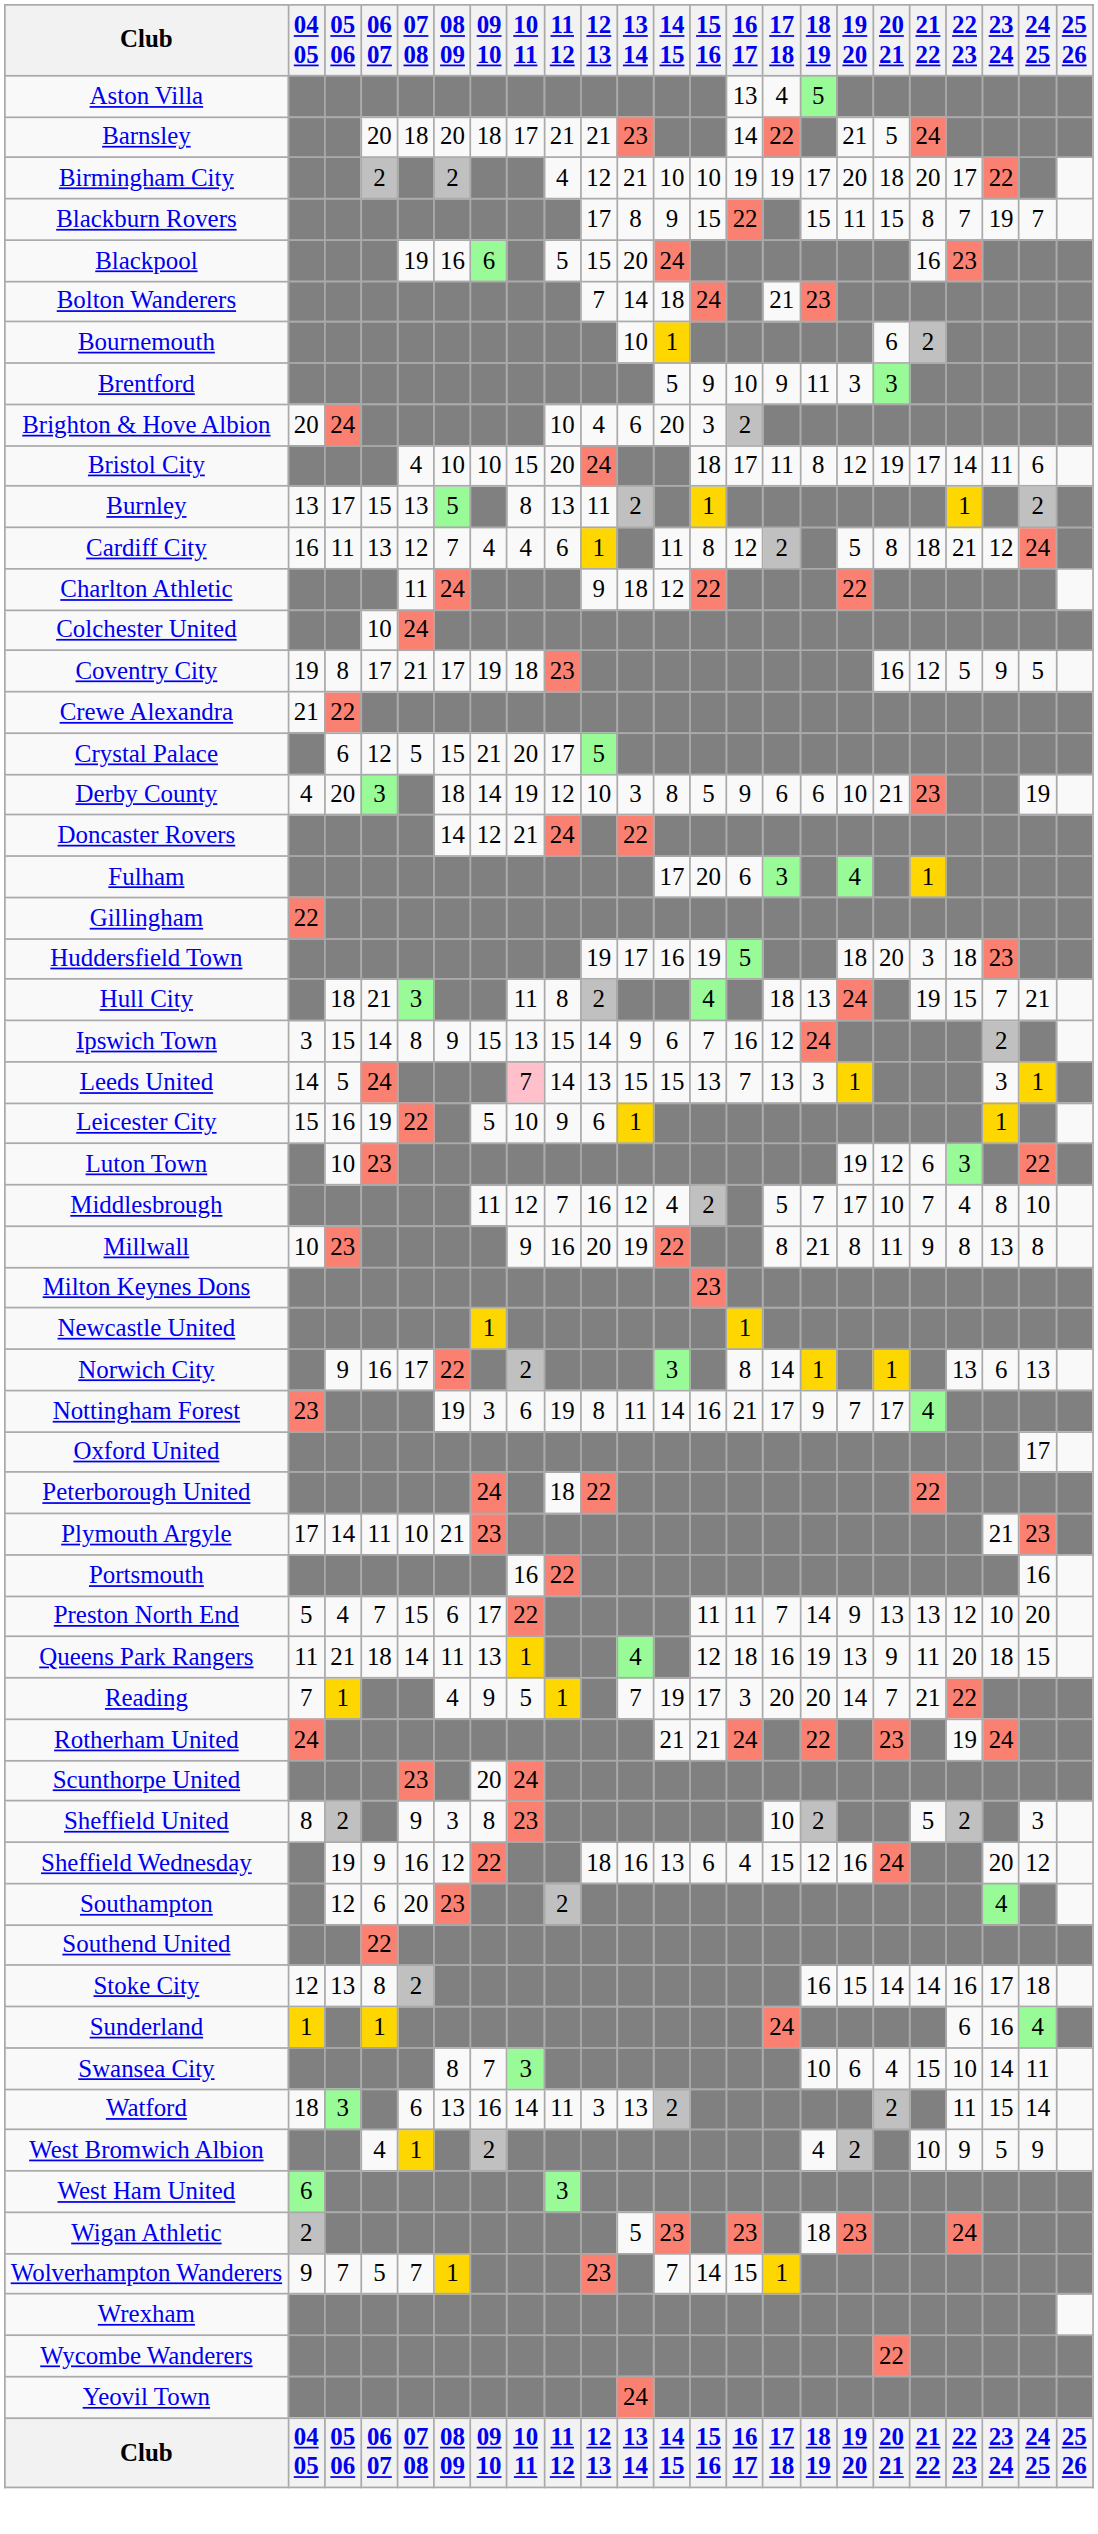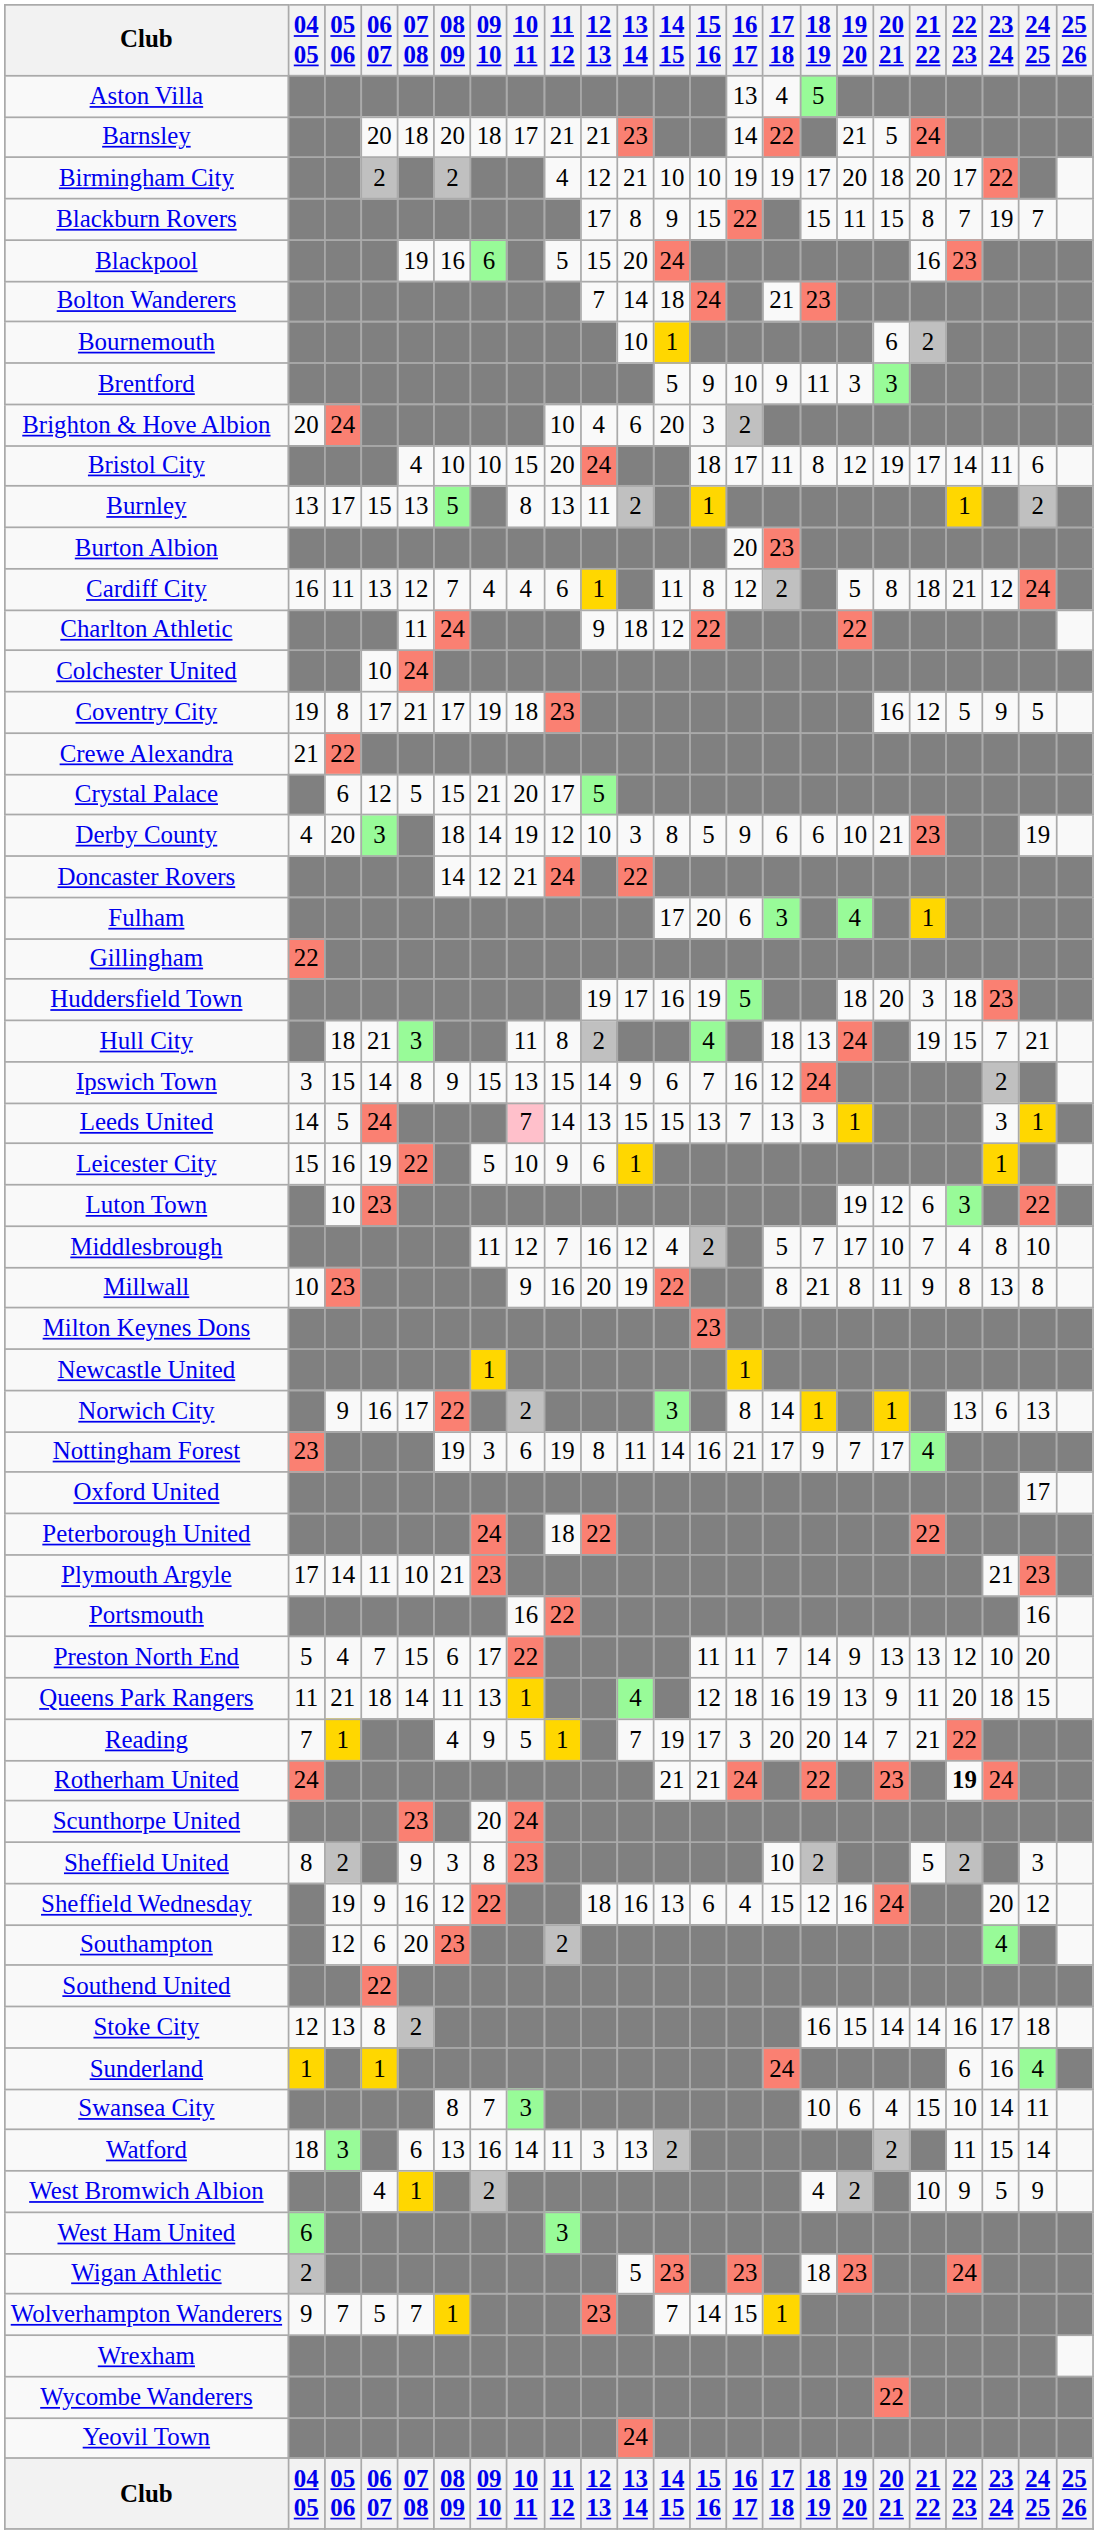+ row: (146, 547)
(965, 1739) normal -> (965, 1780) bold
